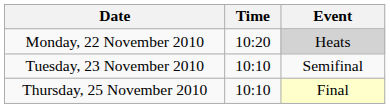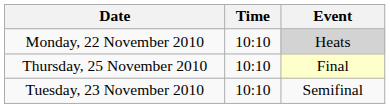(253, 41) 10:20 -> (253, 41) 10:10
rows swapped: (115, 66) <-> (115, 90)
